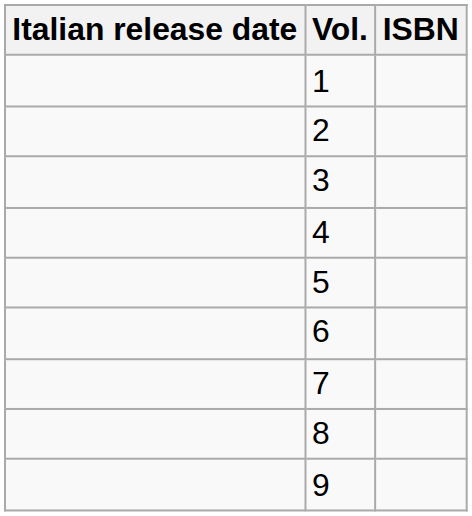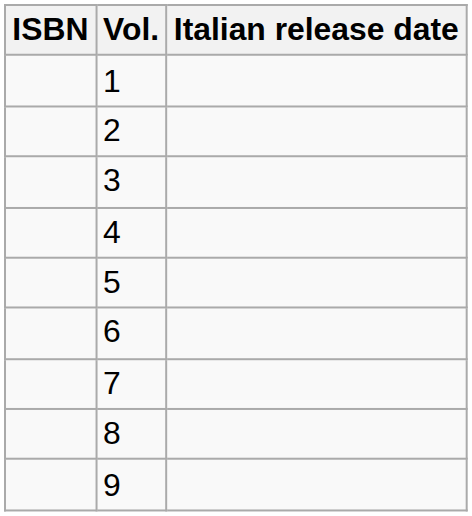columns swapped: (155, 29) <-> (421, 29)
